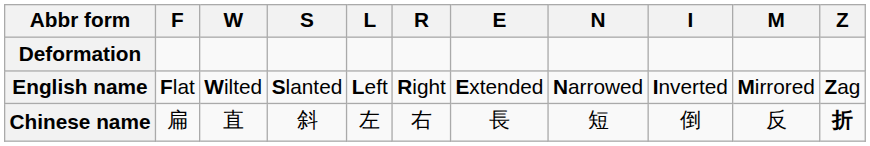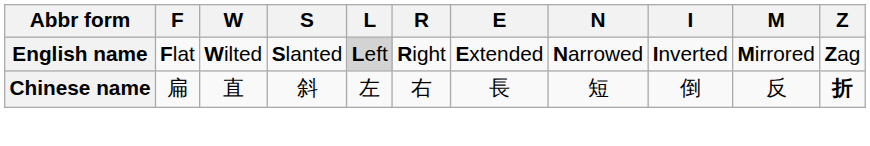- row: (80, 53)
(370, 86) no background -> (370, 53) lightgrey background
